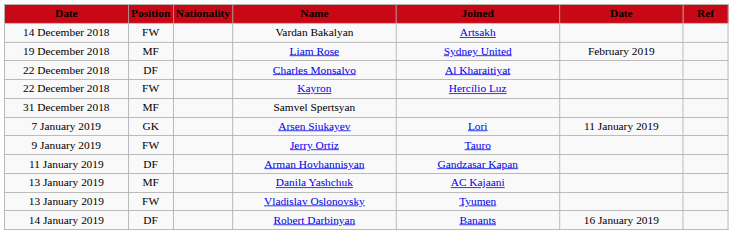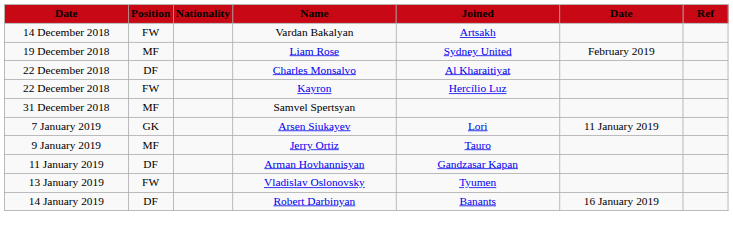(151, 145) FW -> (151, 145) MF
- row: (314, 183)
